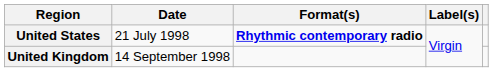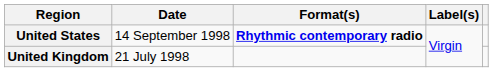(152, 35) 21 July 1998 -> (172, 35) 14 September 1998
(172, 56) 14 September 1998 -> (152, 56) 21 July 1998
